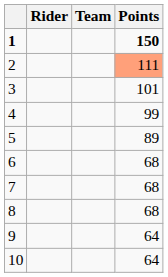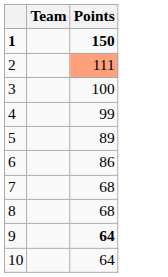- column: (49, 16)
(148, 89) 101 -> (103, 89) 100
(152, 162) 68 -> (107, 162) 86
(152, 235) normal -> (107, 235) bold
